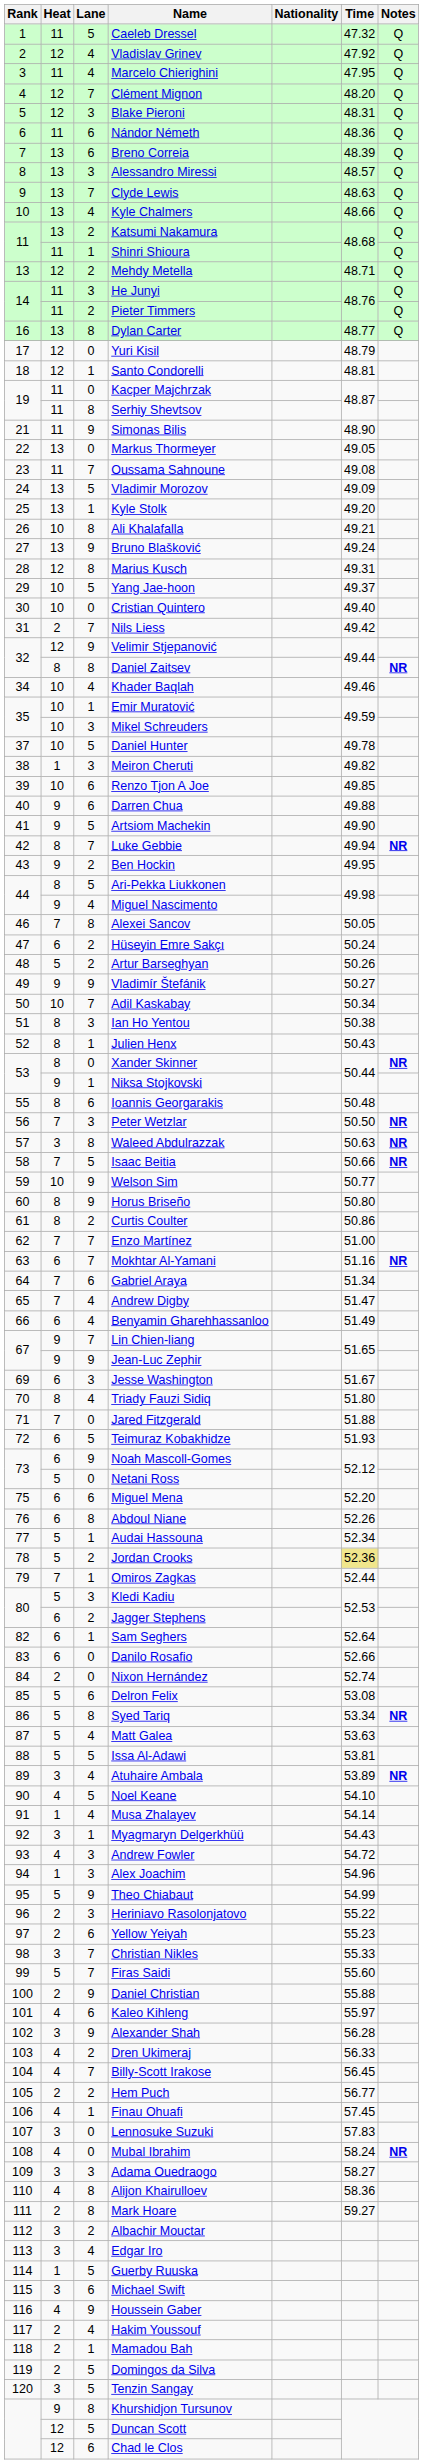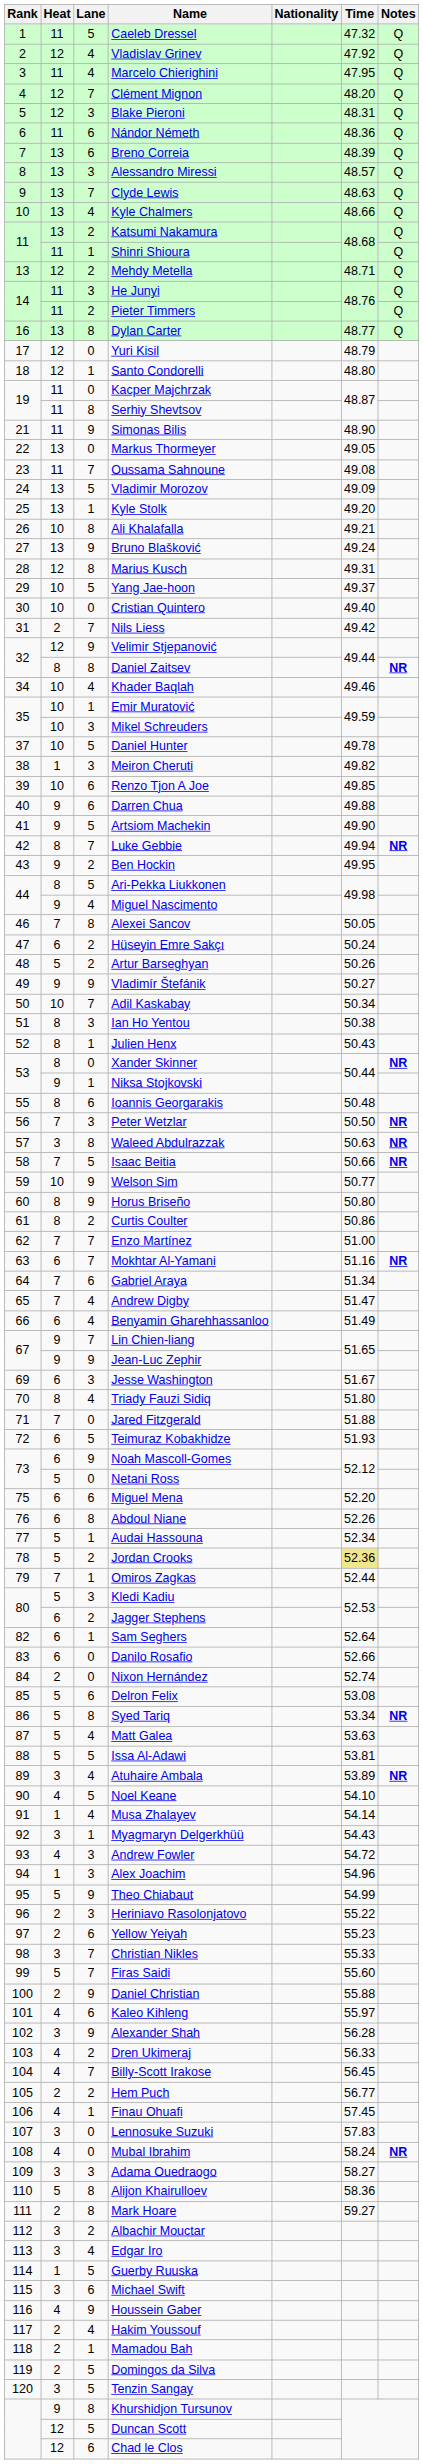(360, 370) 48.81 -> (360, 370) 48.80
(57, 2191) 4 -> (57, 2191) 5
